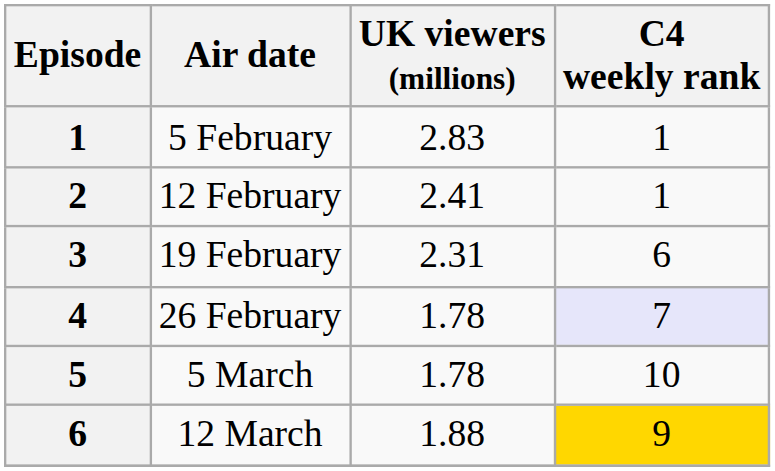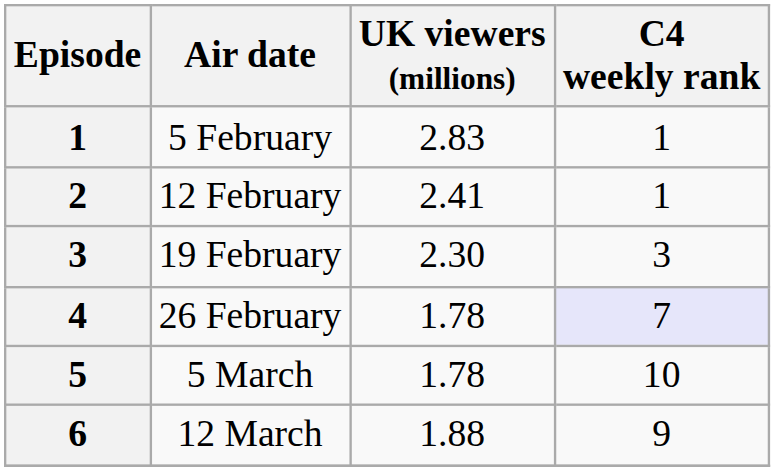(452, 255) 2.31 -> (452, 255) 2.30
(662, 255) 6 -> (662, 255) 3
(662, 434) gold background -> (662, 434) no background
